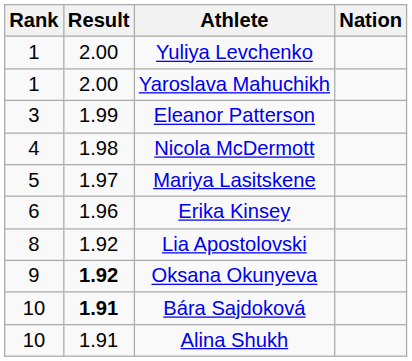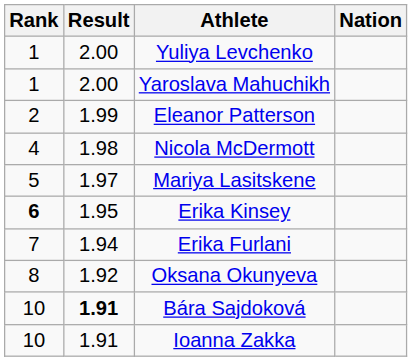(34, 116) 3 -> (34, 116) 2
(34, 212) normal -> (34, 212) bold
(99, 212) 1.96 -> (99, 212) 1.95
+ row: (234, 244)
- row: (234, 244)
(34, 276) 9 -> (34, 276) 8
(99, 276) bold -> (99, 276) normal
+ row: (234, 340)
- row: (234, 340)
